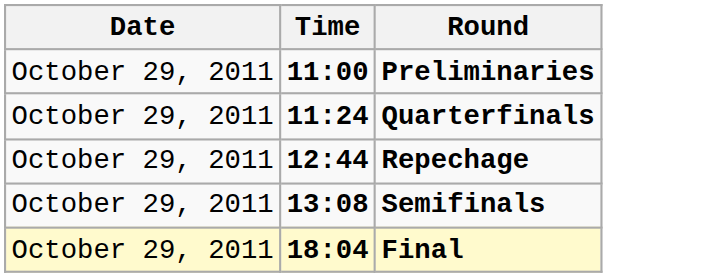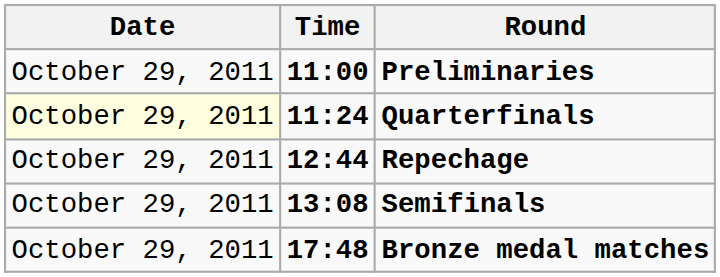(143, 116) no background -> (143, 116) lightyellow background
+ row: (545, 250)
- row: (423, 250)
